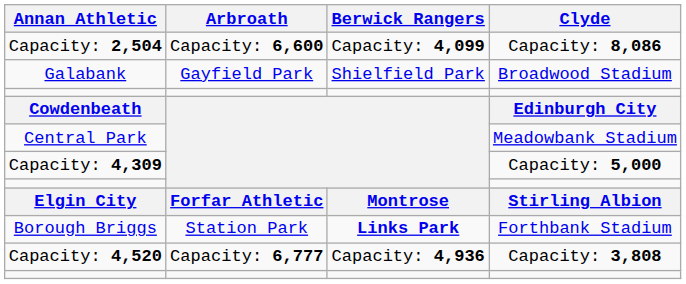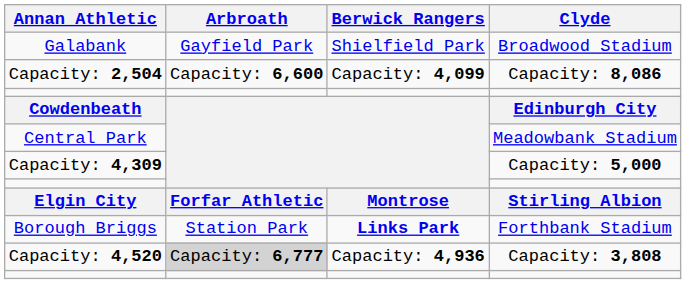rows swapped: (85, 74) <-> (85, 46)
(247, 257) no background -> (247, 257) lightgrey background
